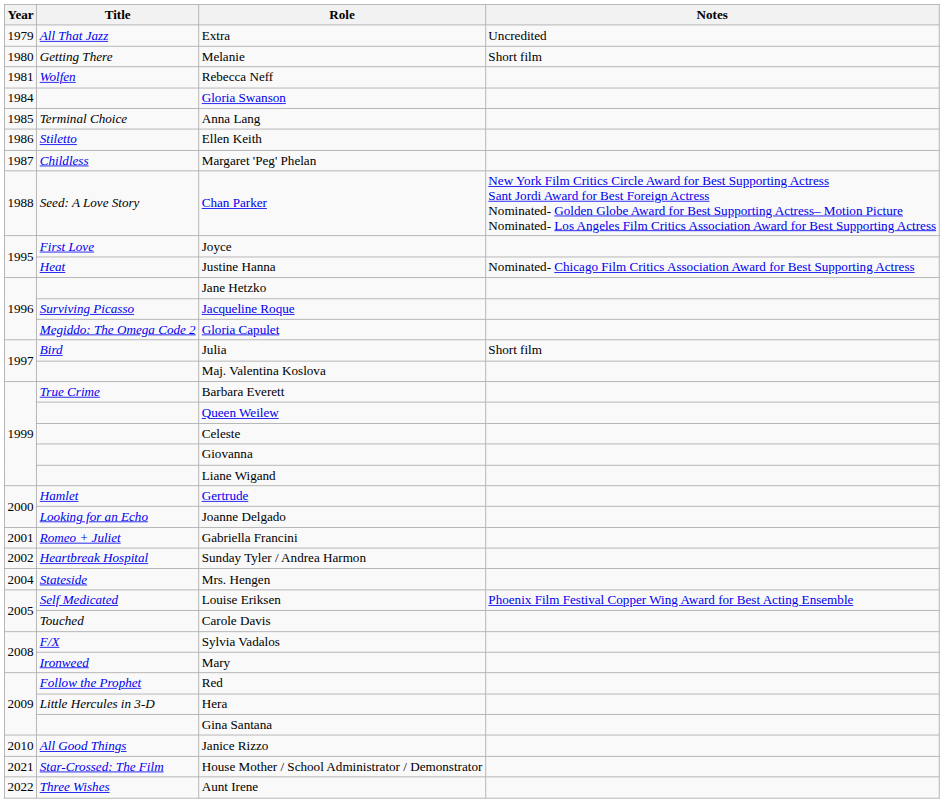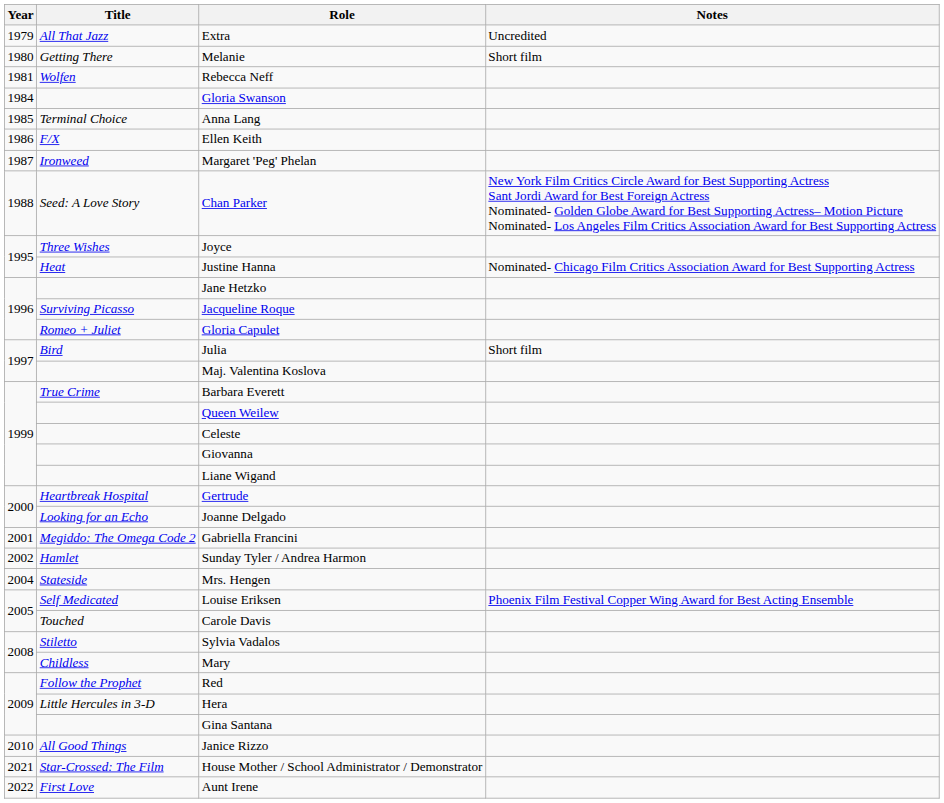(58, 139) Stiletto -> (50, 139) F/X
(64, 160) Childless -> (64, 160) Ironweed
(67, 246) First Love -> (75, 246) Three Wishes
(118, 329) Megiddo: The Omega Code 2 -> (80, 329) Romeo + Juliet
(59, 496) Hamlet -> (94, 496) Heartbreak Hospital
(80, 537) Romeo + Juliet -> (118, 537) Megiddo: The Omega Code 2
(94, 558) Heartbreak Hospital -> (59, 558) Hamlet
(50, 641) F/X -> (58, 641) Stiletto
(64, 662) Ironweed -> (64, 662) Childless
(75, 787) Three Wishes -> (67, 787) First Love
